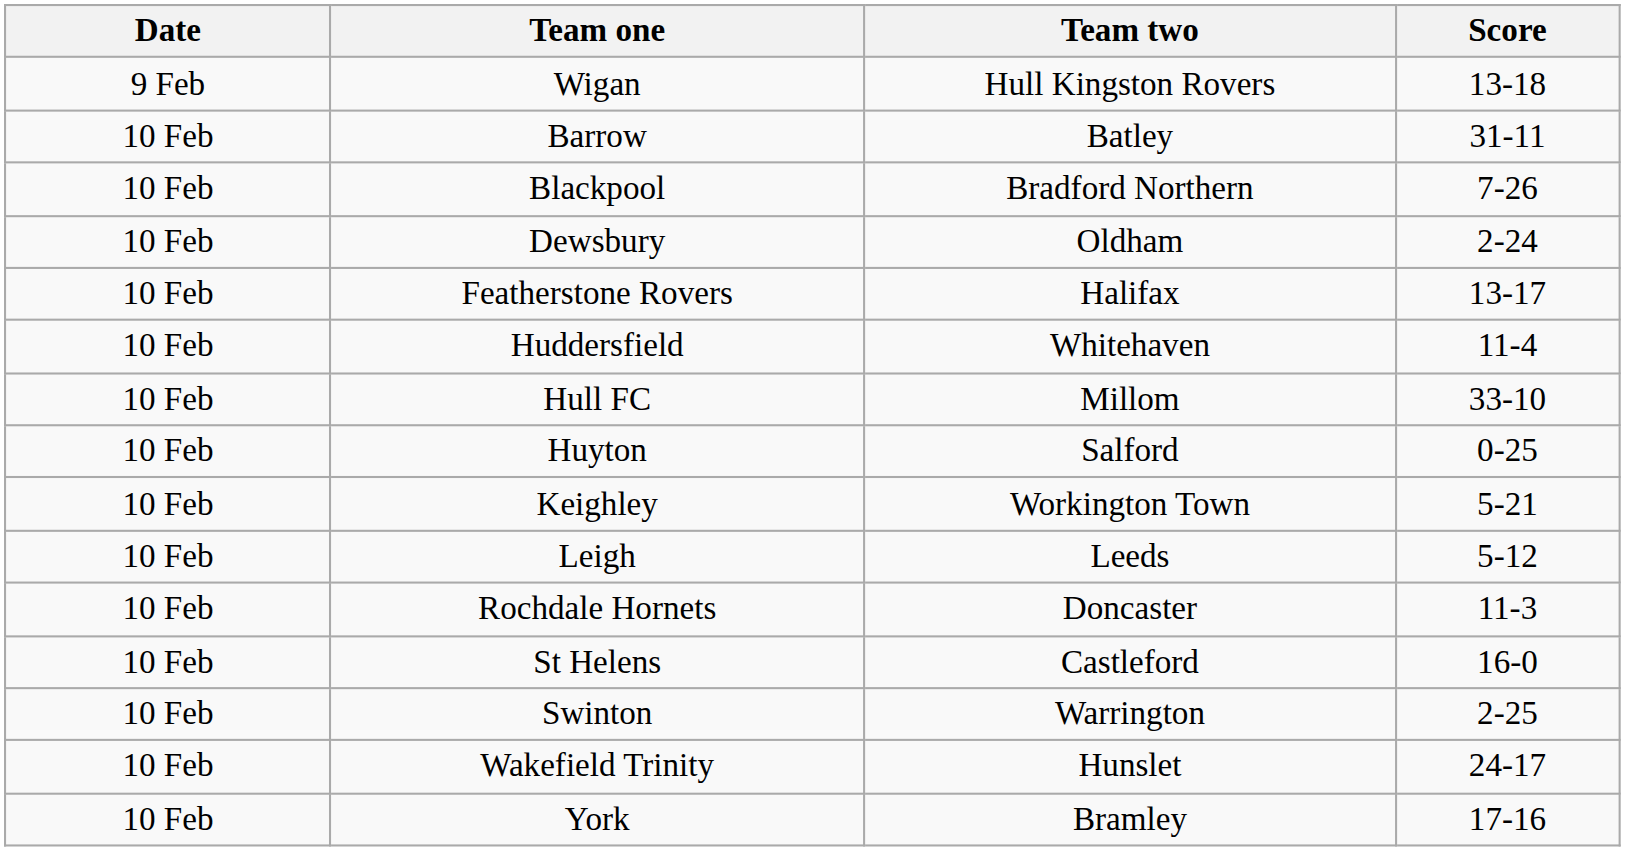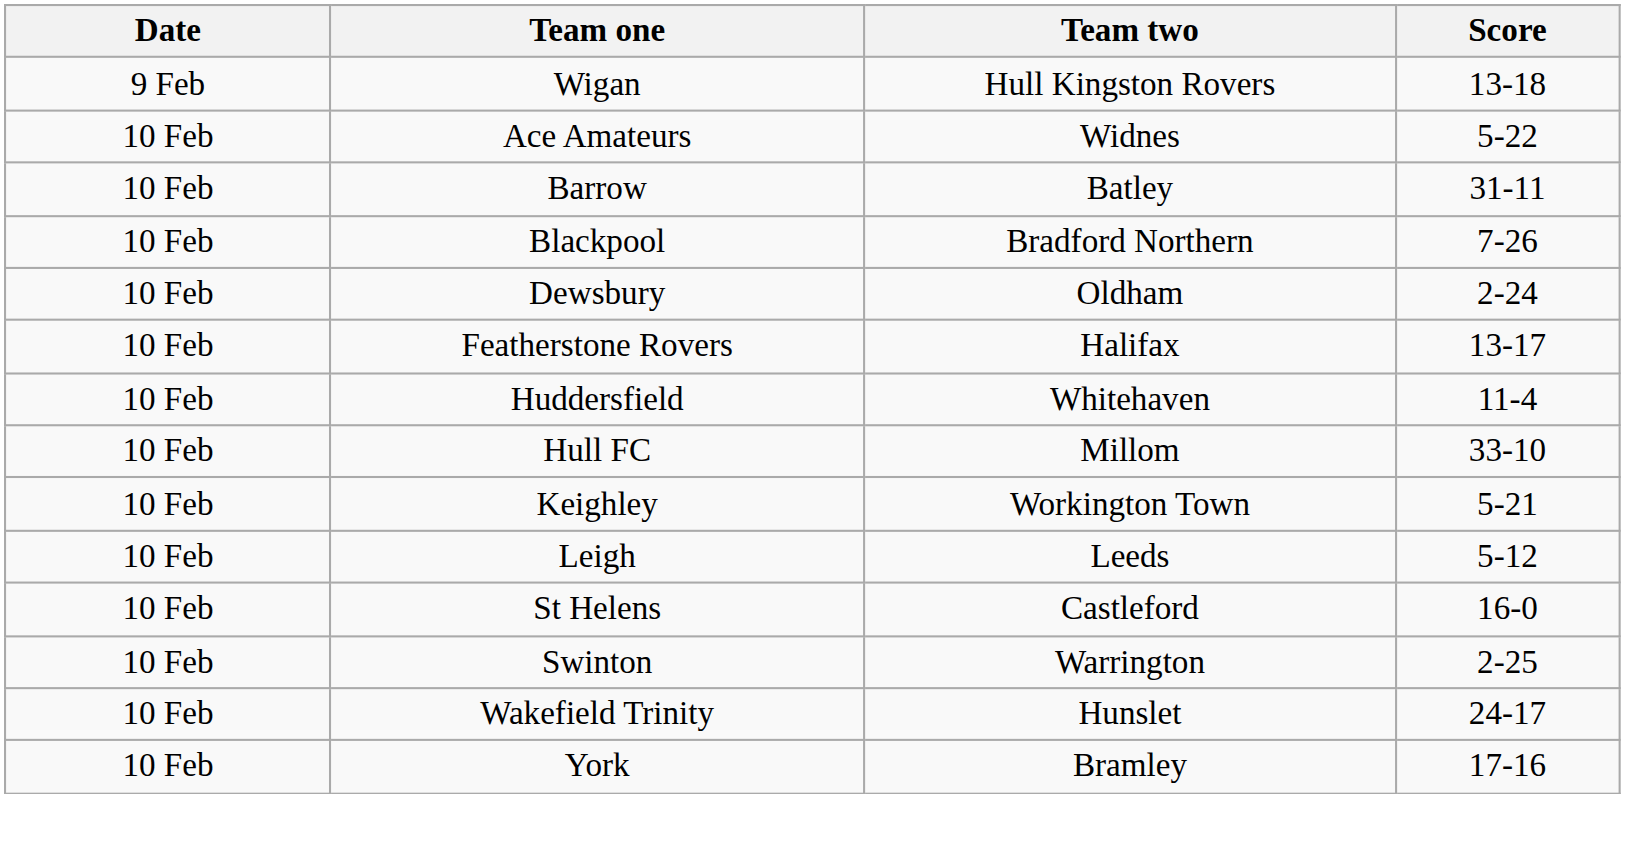+ row: (597, 135)
- row: (597, 450)
- row: (597, 608)
